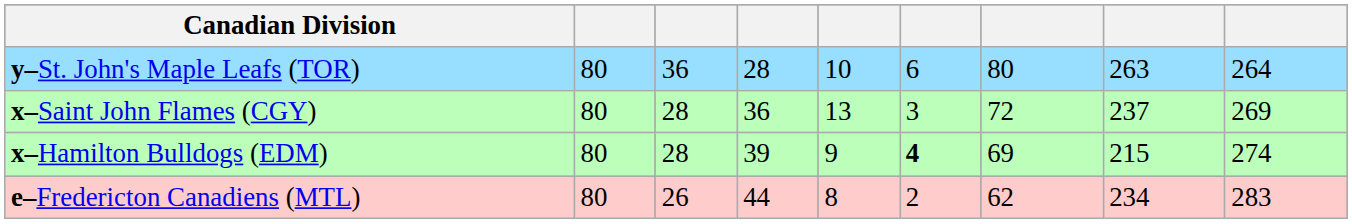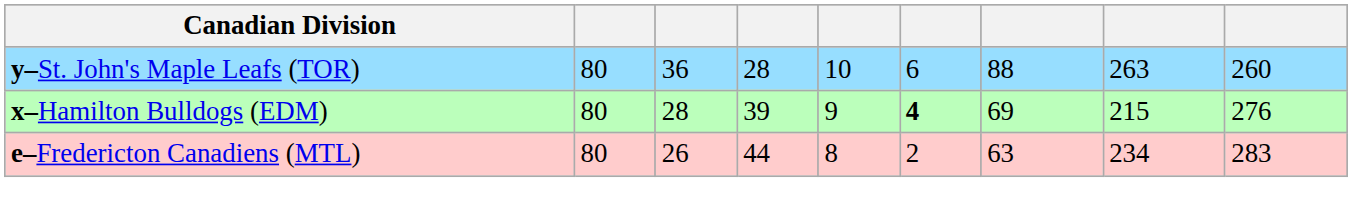(1001, 68) 80 -> (1001, 68) 88
(1251, 68) 264 -> (1251, 68) 260
- row: (164, 111)
(1251, 153) 274 -> (1251, 111) 276
(1001, 196) 62 -> (1001, 153) 63
